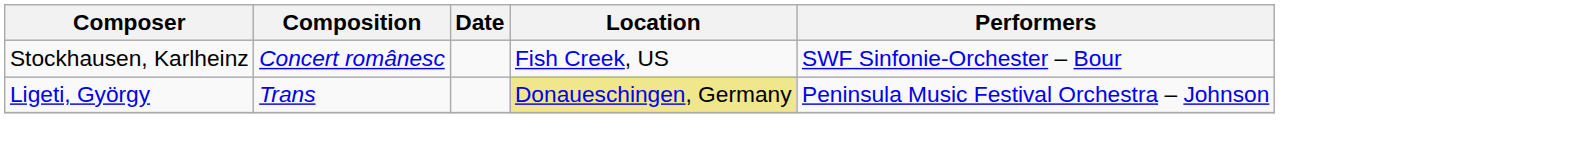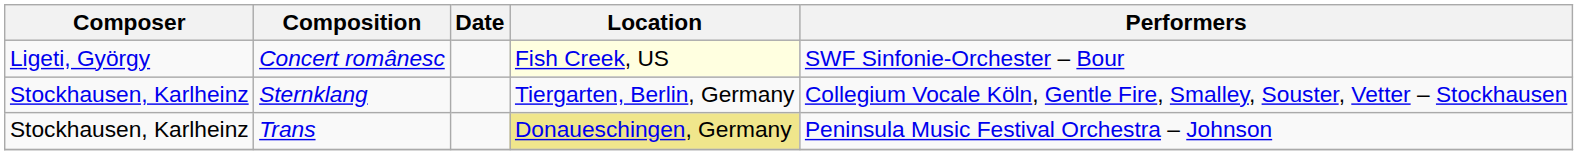(129, 58) Stockhausen, Karlheinz -> (80, 58) Ligeti, György
(592, 58) no background -> (592, 58) lightyellow background
+ row: (313, 94)
(80, 94) Ligeti, György -> (129, 130) Stockhausen, Karlheinz
